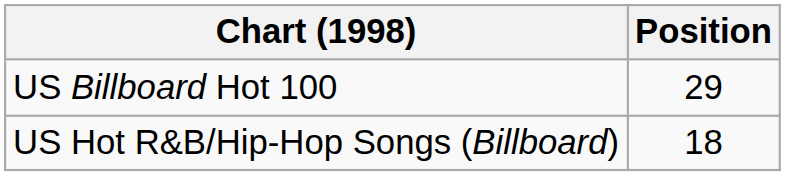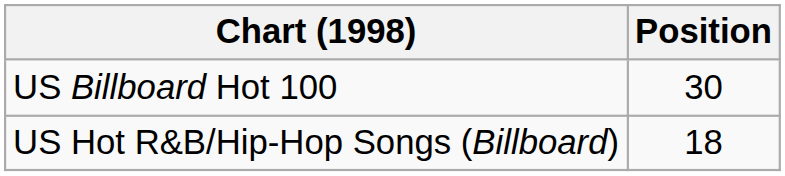(704, 87) 29 -> (704, 87) 30
